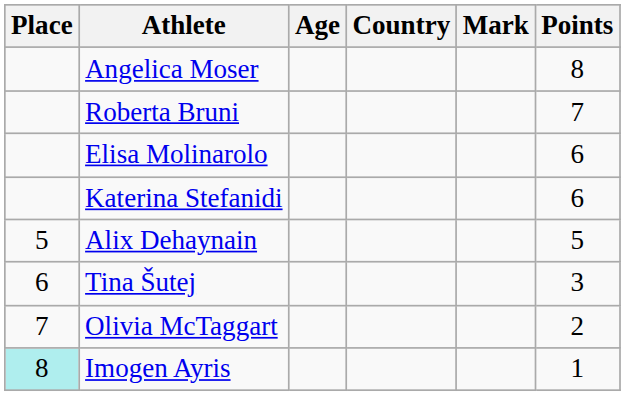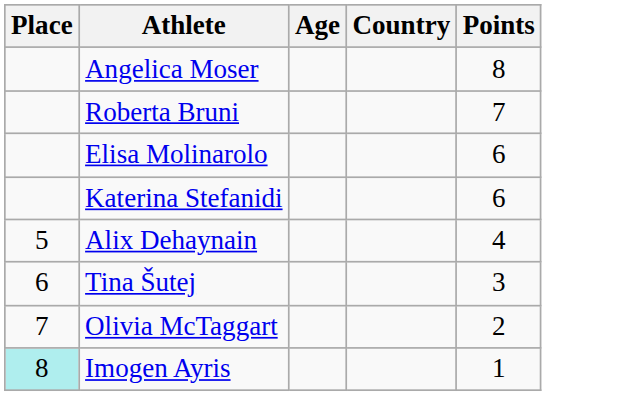- column: (496, 25)
(577, 240) 5 -> (499, 240) 4
